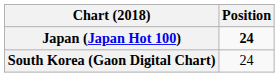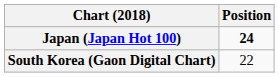(247, 60) 24 -> (247, 60) 22
